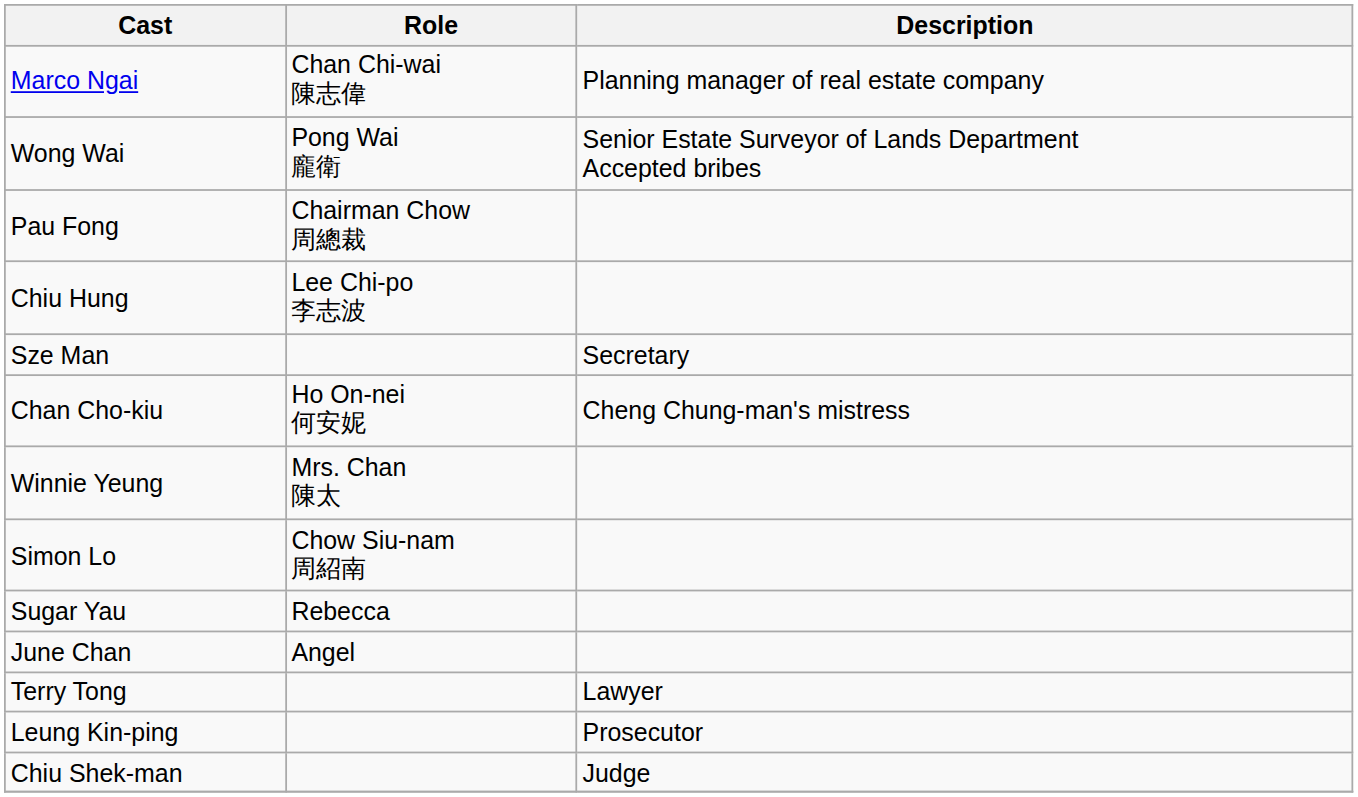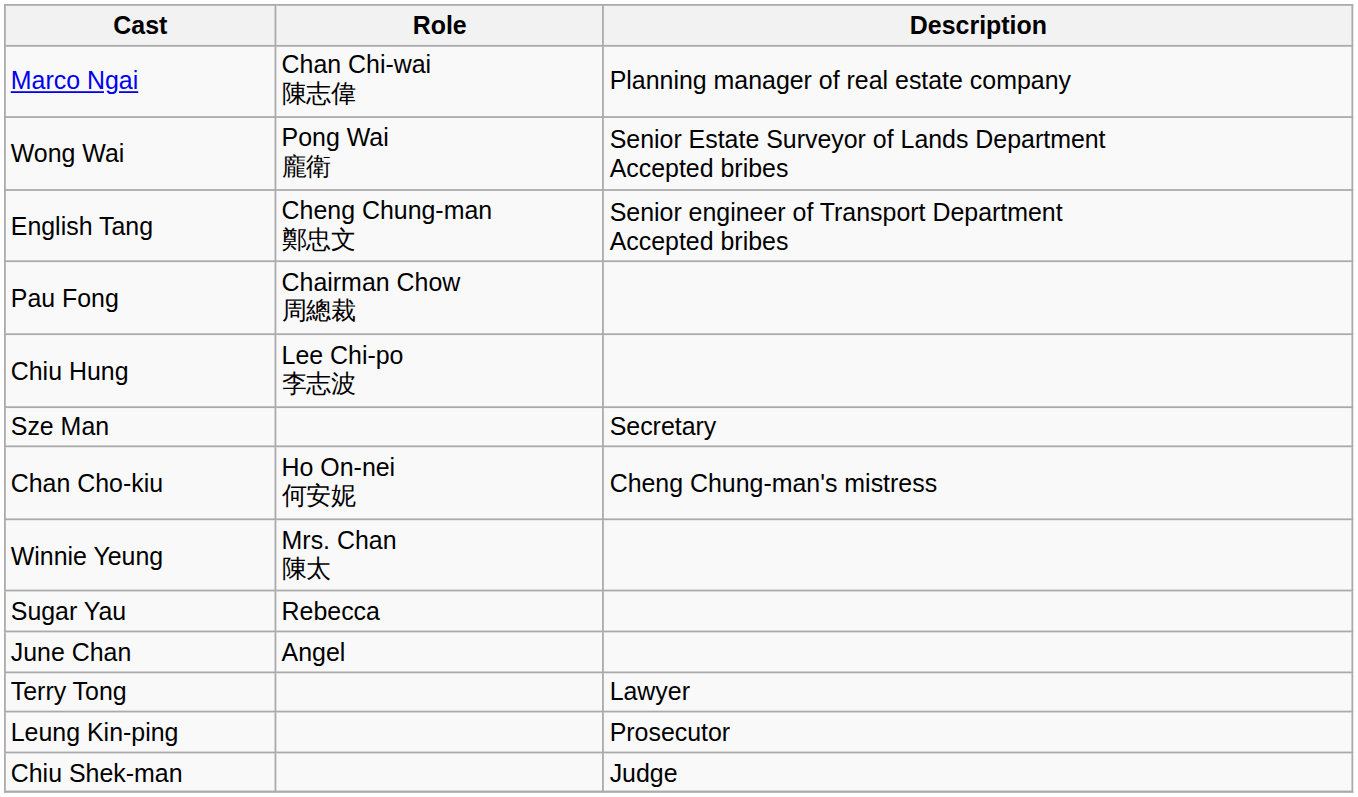+ row: (82, 226)
- row: (63, 555)
